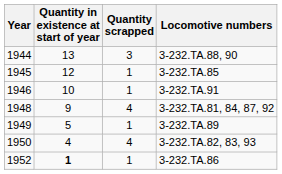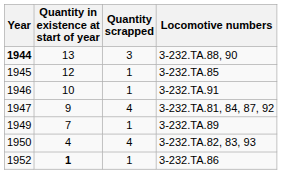(19, 55) normal -> (19, 55) bold
(19, 108) 1948 -> (19, 108) 1947
(68, 125) 5 -> (68, 125) 7
